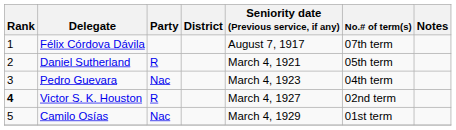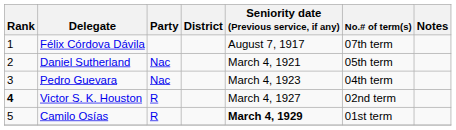(154, 62) R -> (160, 62) Nac
(160, 116) Nac -> (154, 116) R
(264, 116) normal -> (265, 116) bold
